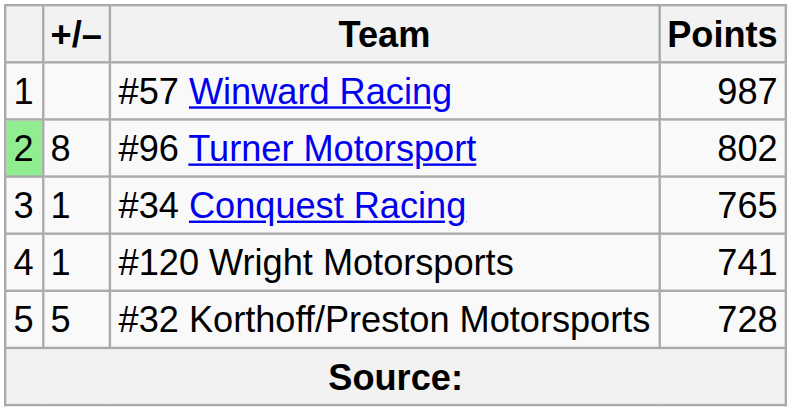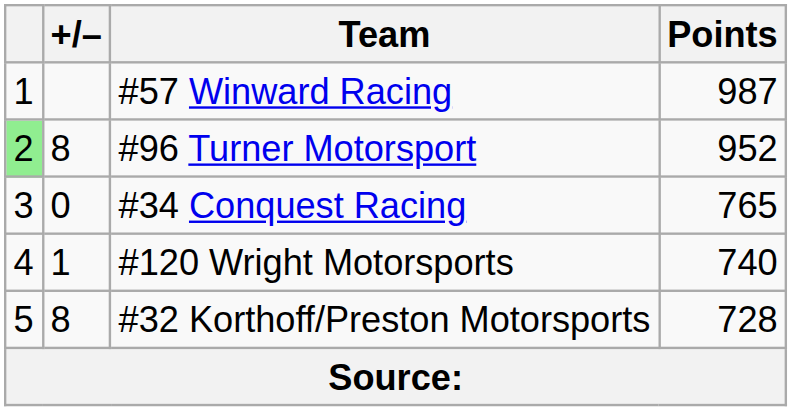(748, 149) 802 -> (748, 149) 952
(61, 206) 1 -> (61, 206) 0
(748, 263) 741 -> (748, 263) 740
(61, 320) 5 -> (61, 320) 8
